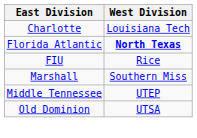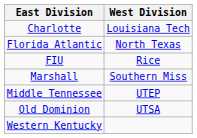(148, 45) bold -> (148, 45) normal
+ row: (54, 125)
